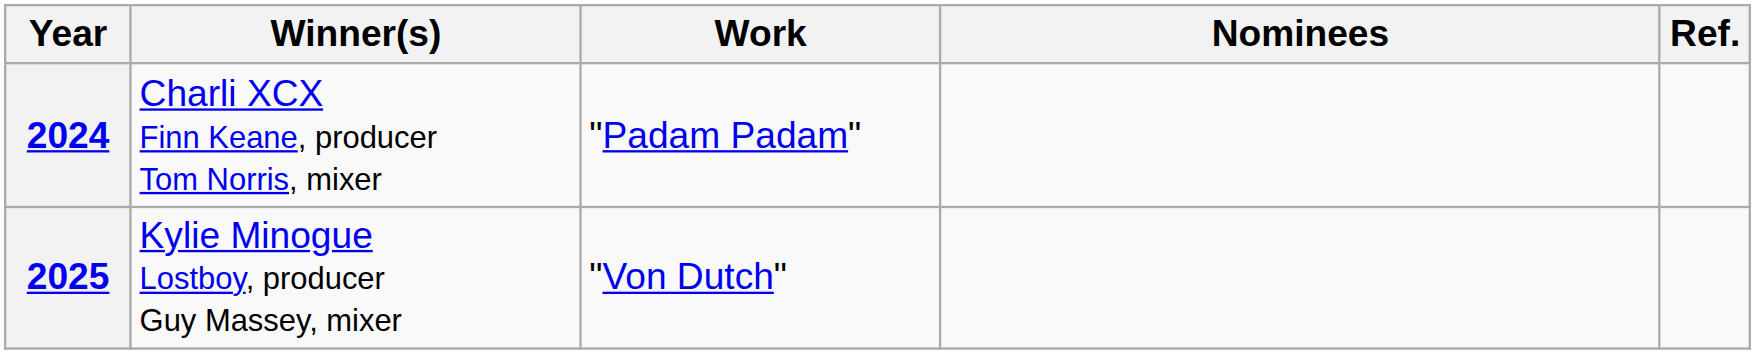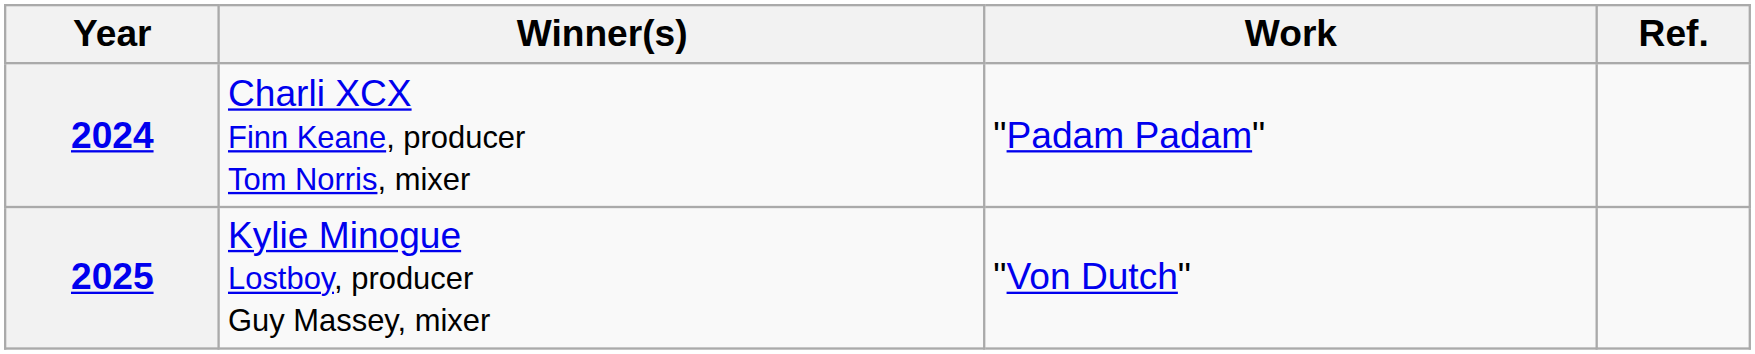- column: (1300, 33)
